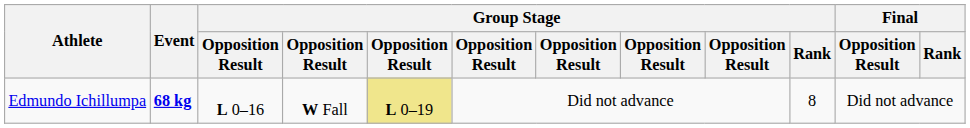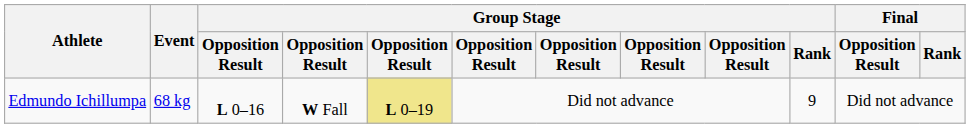(173, 100) bold -> (172, 100) normal
(812, 100) 8 -> (812, 100) 9
